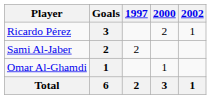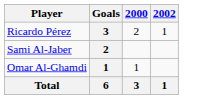- column: (136, 13)
